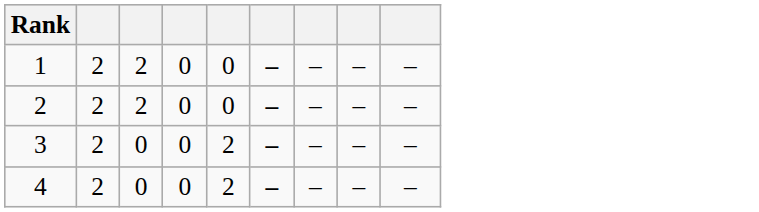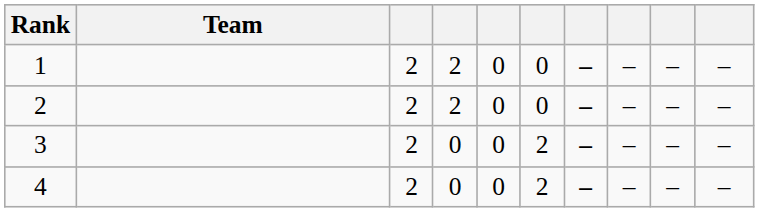+ column: (233, 24)
